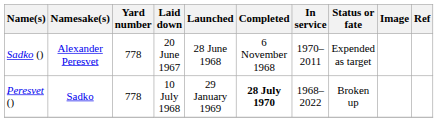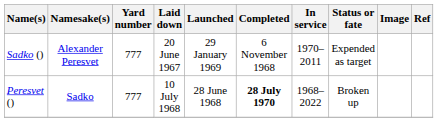(133, 54) 778 -> (133, 54) 777
(210, 54) 28 June 1968 -> (210, 54) 29 January 1969
(133, 96) 778 -> (133, 96) 777
(210, 96) 29 January 1969 -> (210, 96) 28 June 1968
